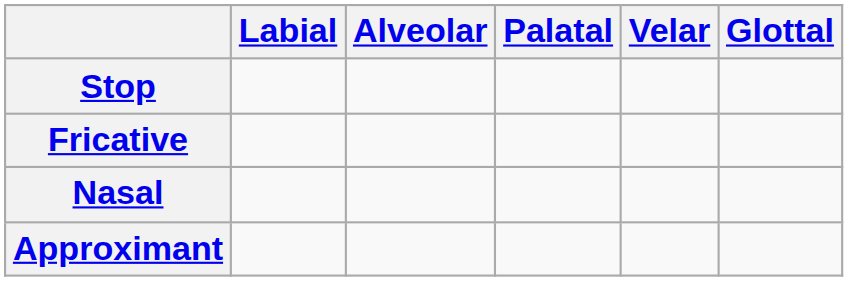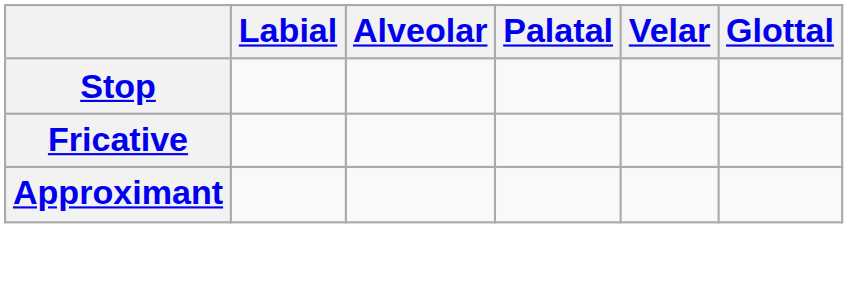- row: (118, 193)
